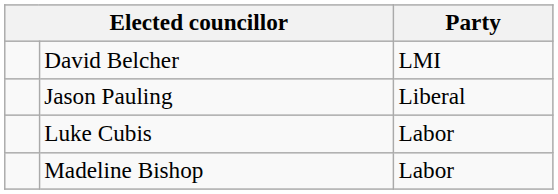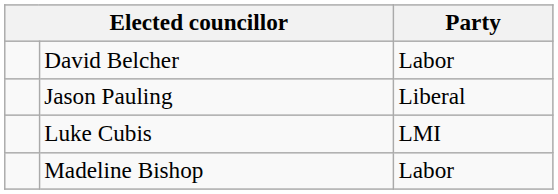(420, 59) LMI -> (426, 59) Labor
(426, 133) Labor -> (420, 133) LMI
